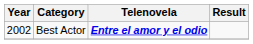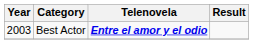(19, 30) 2002 -> (19, 30) 2003
